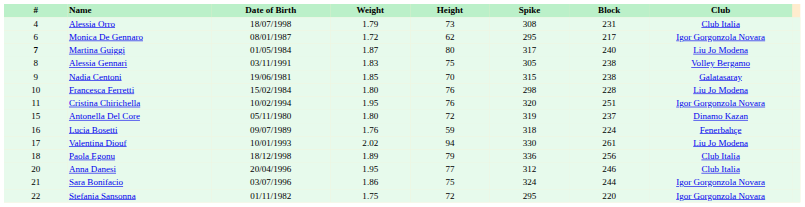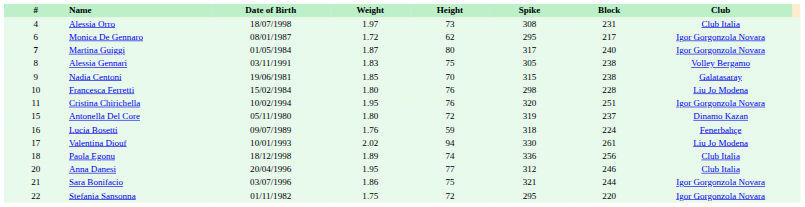(370, 24) 1.79 -> (370, 24) 1.97
(721, 50) Liu Jo Modena -> (721, 50) Igor Gorgonzola Novara
(450, 156) 79 -> (450, 156) 74
(530, 182) 324 -> (530, 182) 321
